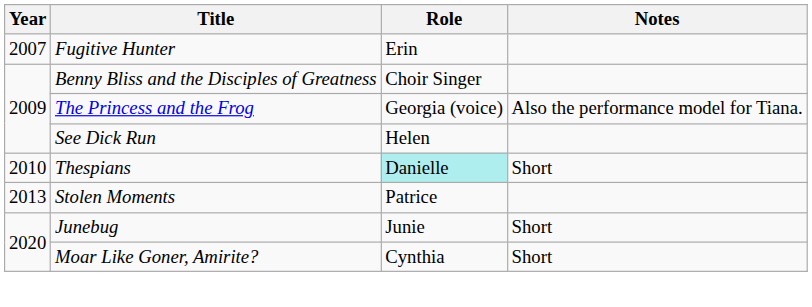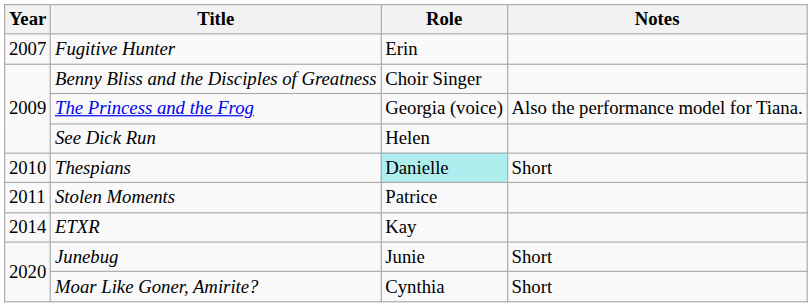(28, 197) 2013 -> (27, 197) 2011
+ row: (77, 227)
